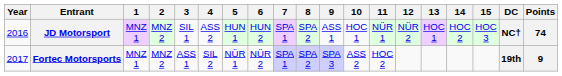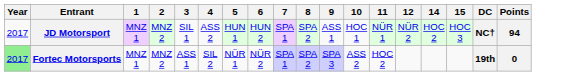- column: (434, 12)
(17, 32) 2016 -> (17, 32) 2017
(540, 32) 74 -> (514, 32) 94
(17, 58) no background -> (17, 58) lightgreen background
(540, 58) 9 -> (514, 58) 0
